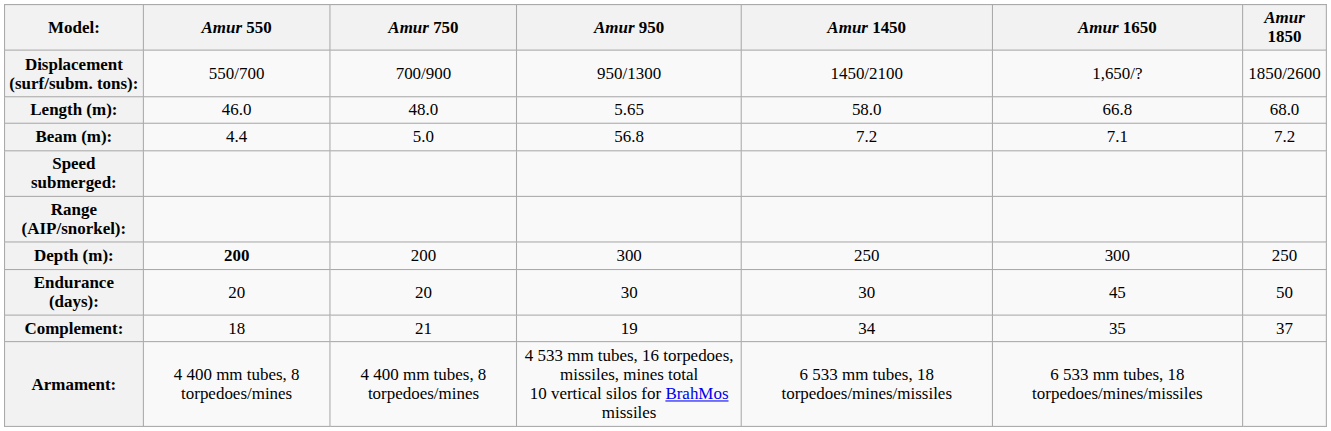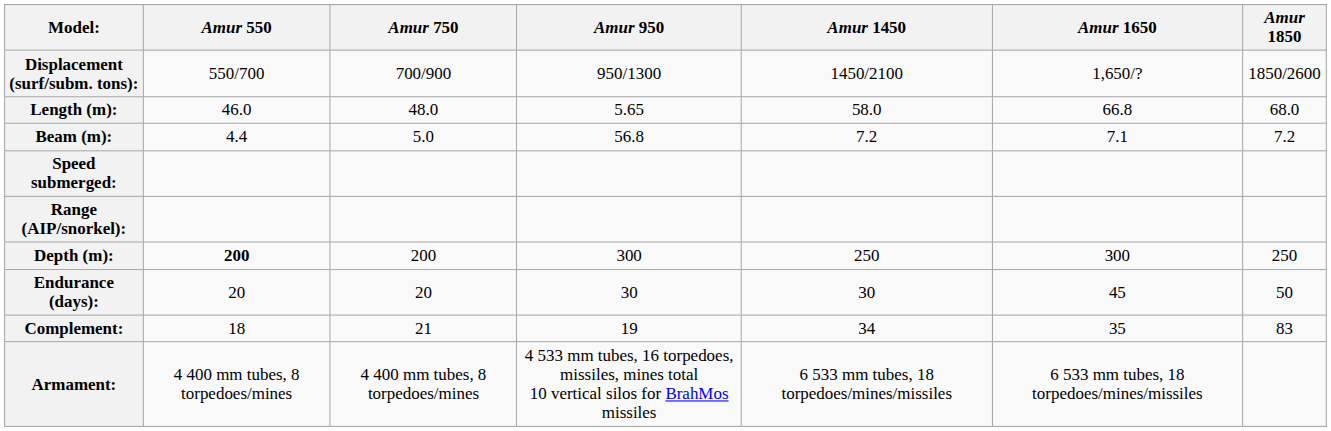(1285, 328) 37 -> (1285, 328) 83
